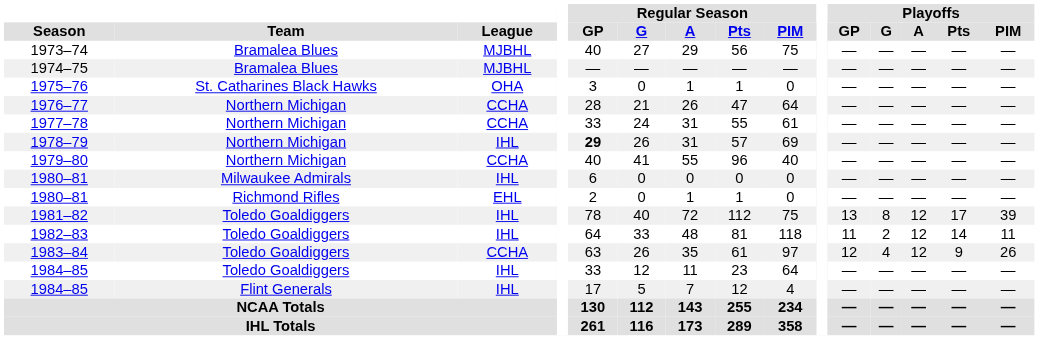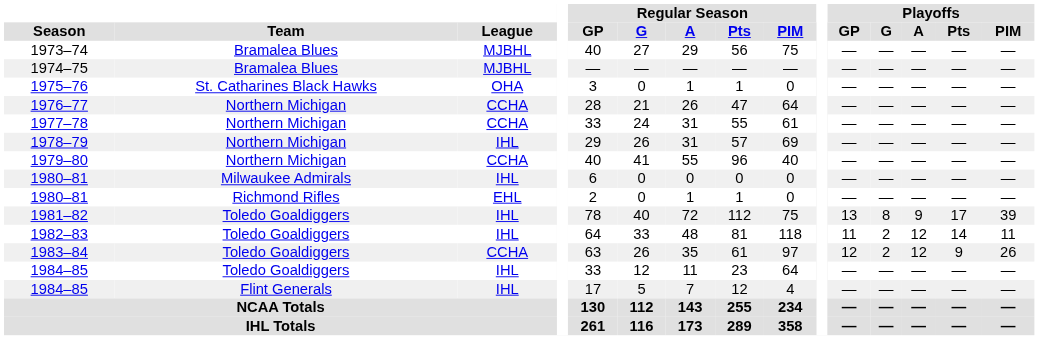(593, 142) bold -> (593, 142) normal
(919, 215) 12 -> (919, 215) 9
(886, 252) 4 -> (886, 252) 2
